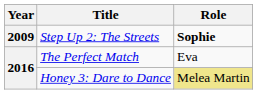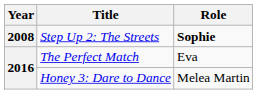(21, 36) 2009 -> (21, 36) 2008
(213, 78) khaki background -> (213, 78) no background
